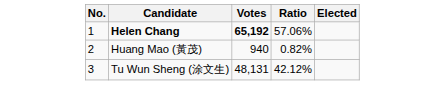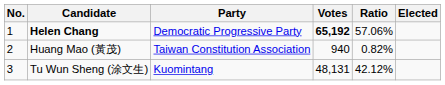+ column: (232, 13)
